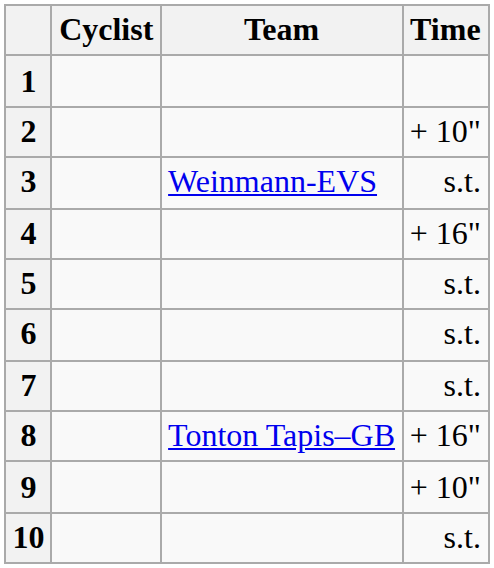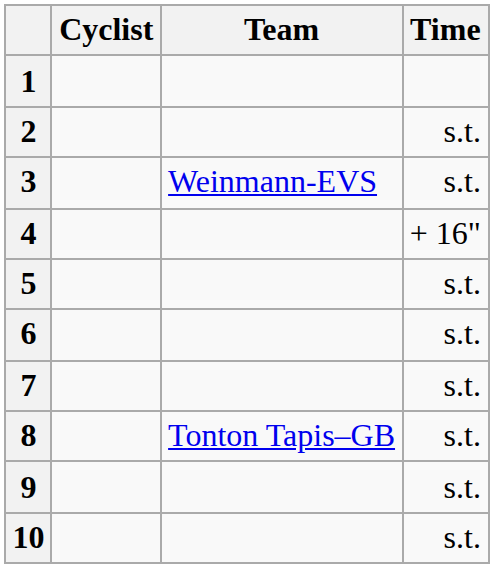(445, 131) + 10" -> (462, 131) s.t.
(445, 435) + 16" -> (462, 435) s.t.
(445, 486) + 10" -> (462, 486) s.t.
